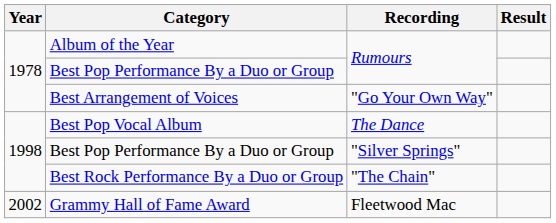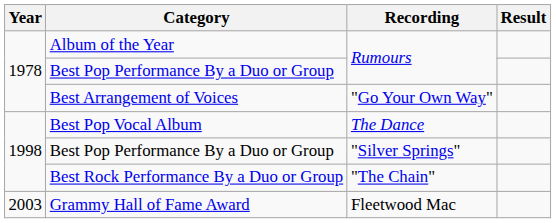(25, 204) 2002 -> (25, 204) 2003
